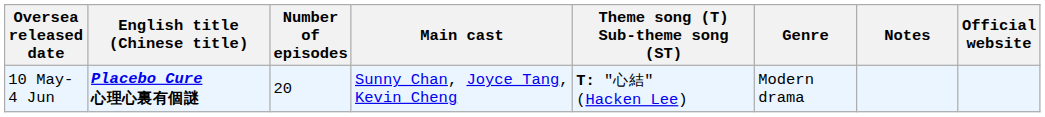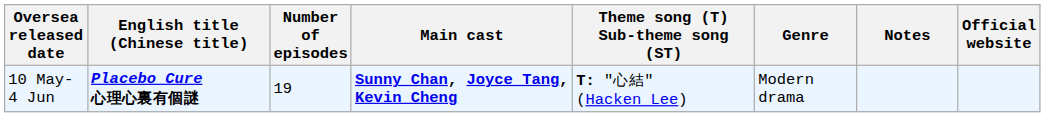(283, 89) 20 -> (283, 89) 19
(462, 89) normal -> (462, 89) bold
